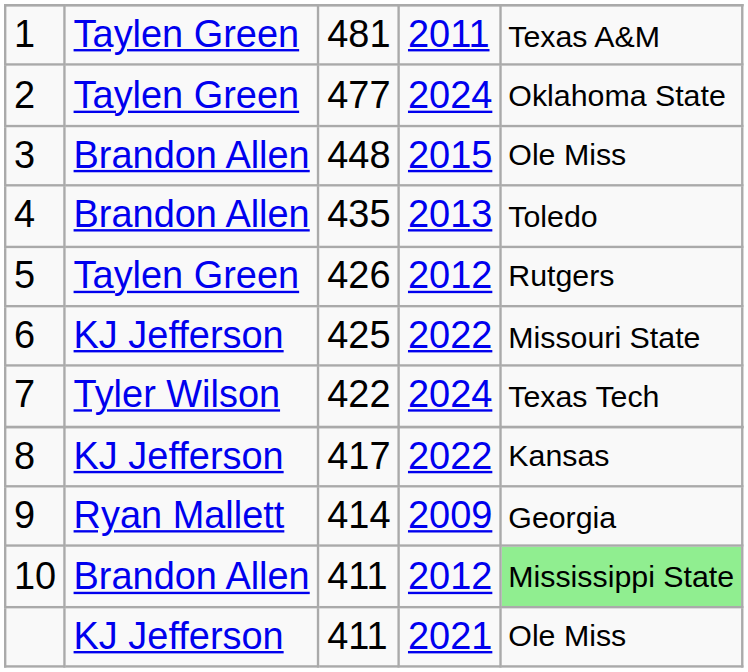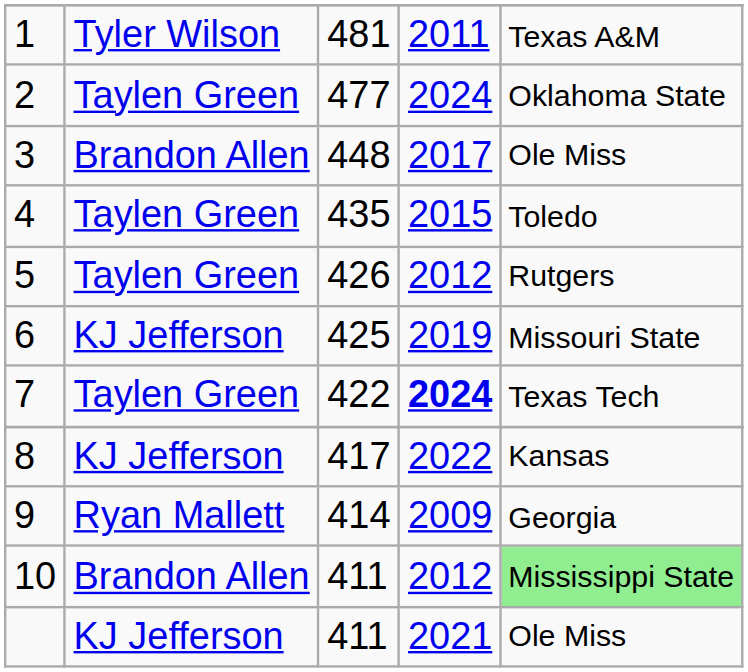(186, 34) Taylen Green -> (177, 34) Tyler Wilson
(450, 154) 2015 -> (450, 154) 2017
(192, 214) Brandon Allen -> (186, 214) Taylen Green
(450, 214) 2013 -> (450, 214) 2015
(450, 335) 2022 -> (450, 335) 2019
(177, 395) Tyler Wilson -> (186, 395) Taylen Green
(450, 395) normal -> (450, 395) bold
